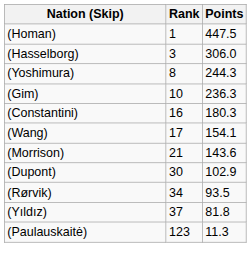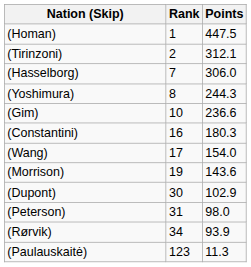+ row: (35, 53)
(172, 53) 3 -> (172, 73) 7
(221, 93) 236.3 -> (221, 113) 236.6
(221, 133) 154.1 -> (221, 152) 154.0
(176, 152) 21 -> (176, 172) 19
+ row: (36, 212)
(217, 192) 93.5 -> (217, 232) 93.9
- row: (27, 212)
